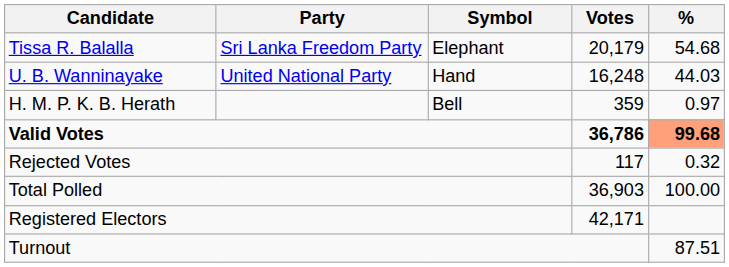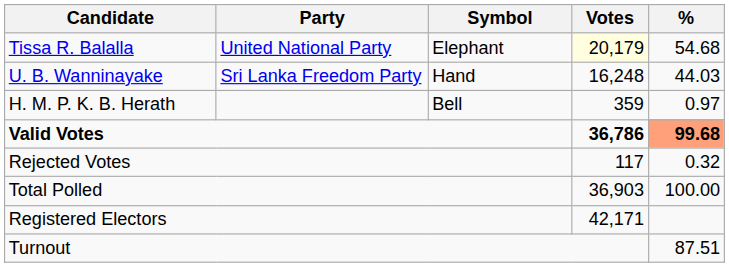(321, 47) Sri Lanka Freedom Party -> (306, 47) United National Party
(616, 47) no background -> (616, 47) lightyellow background
(306, 76) United National Party -> (321, 76) Sri Lanka Freedom Party
